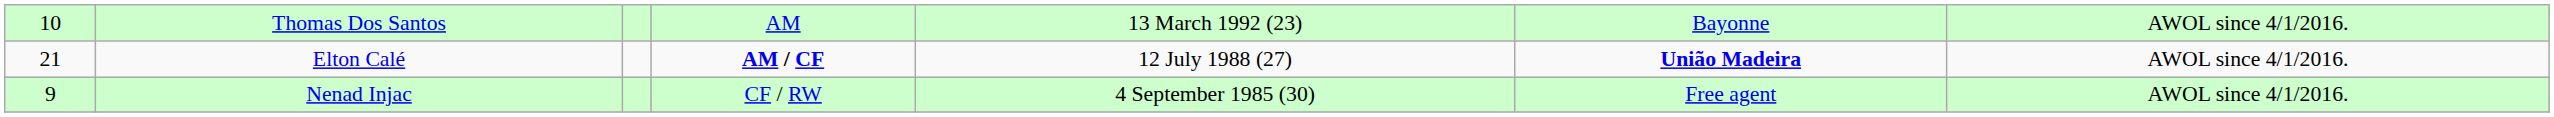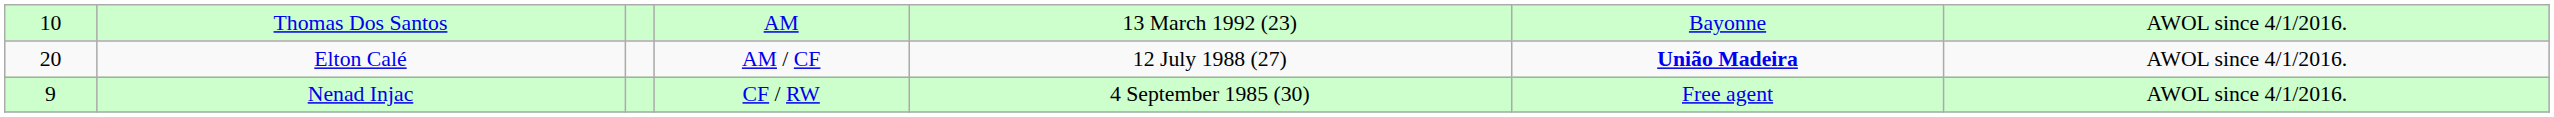(50, 58) 21 -> (51, 58) 20
(783, 58) bold -> (781, 58) normal
